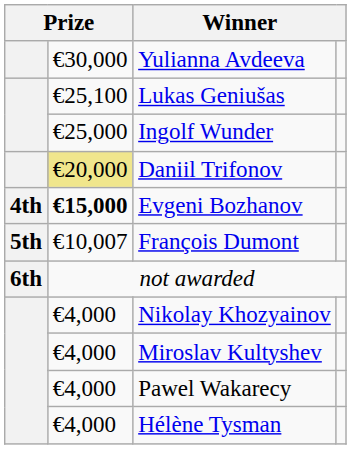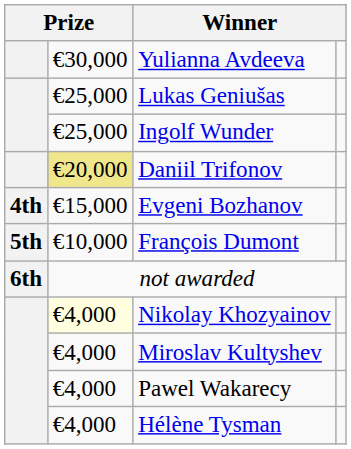(90, 95) €25,100 -> (90, 95) €25,000
(90, 205) bold -> (90, 205) normal
(90, 242) €10,007 -> (90, 242) €10,000
(84, 315) no background -> (84, 315) lightyellow background
